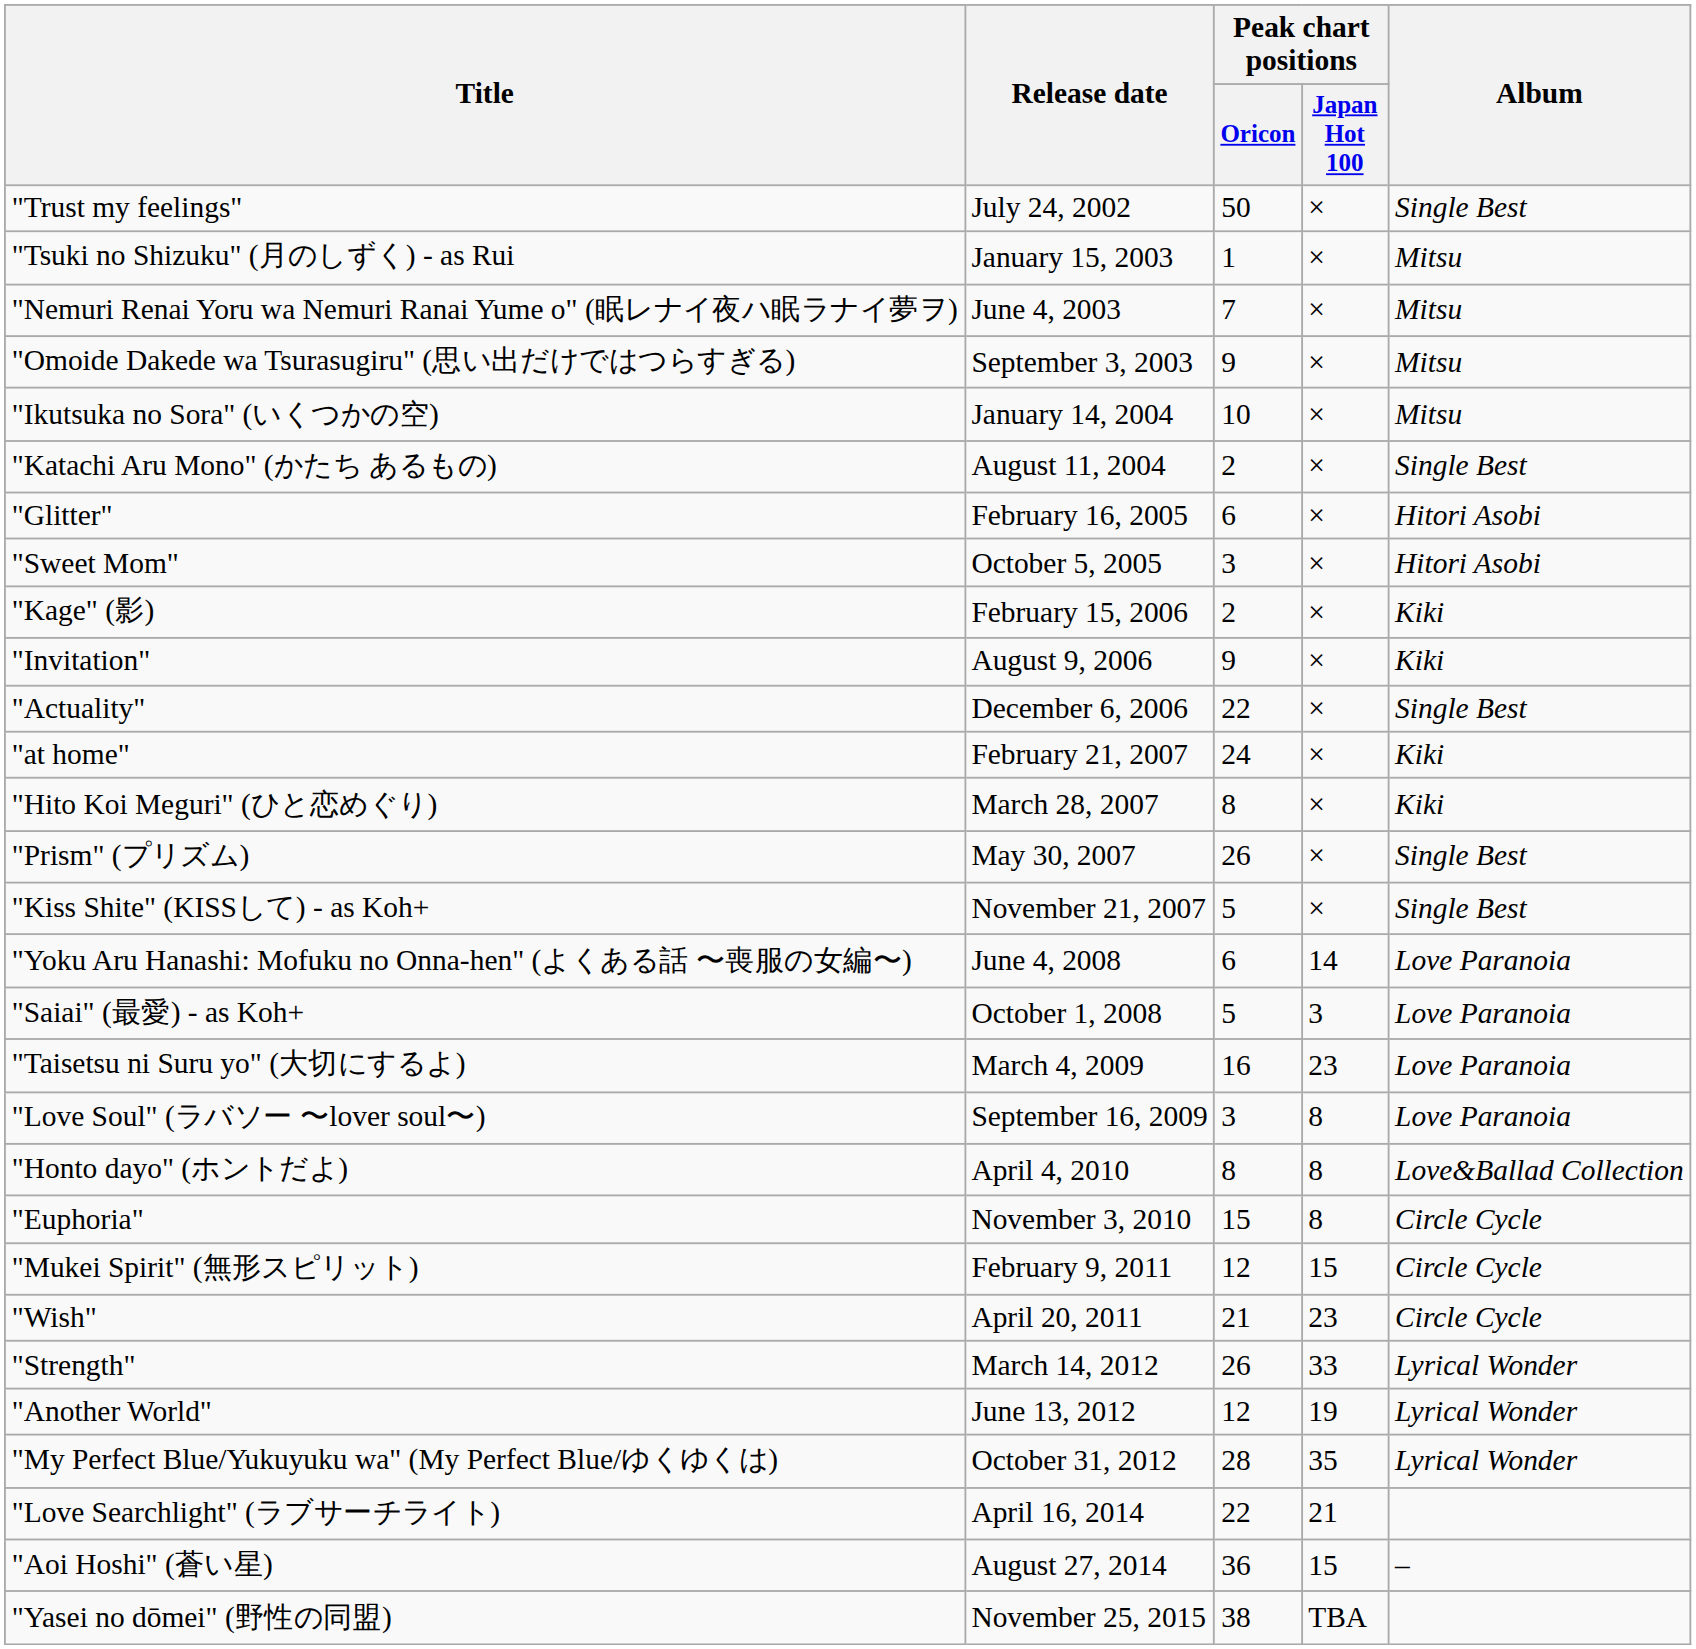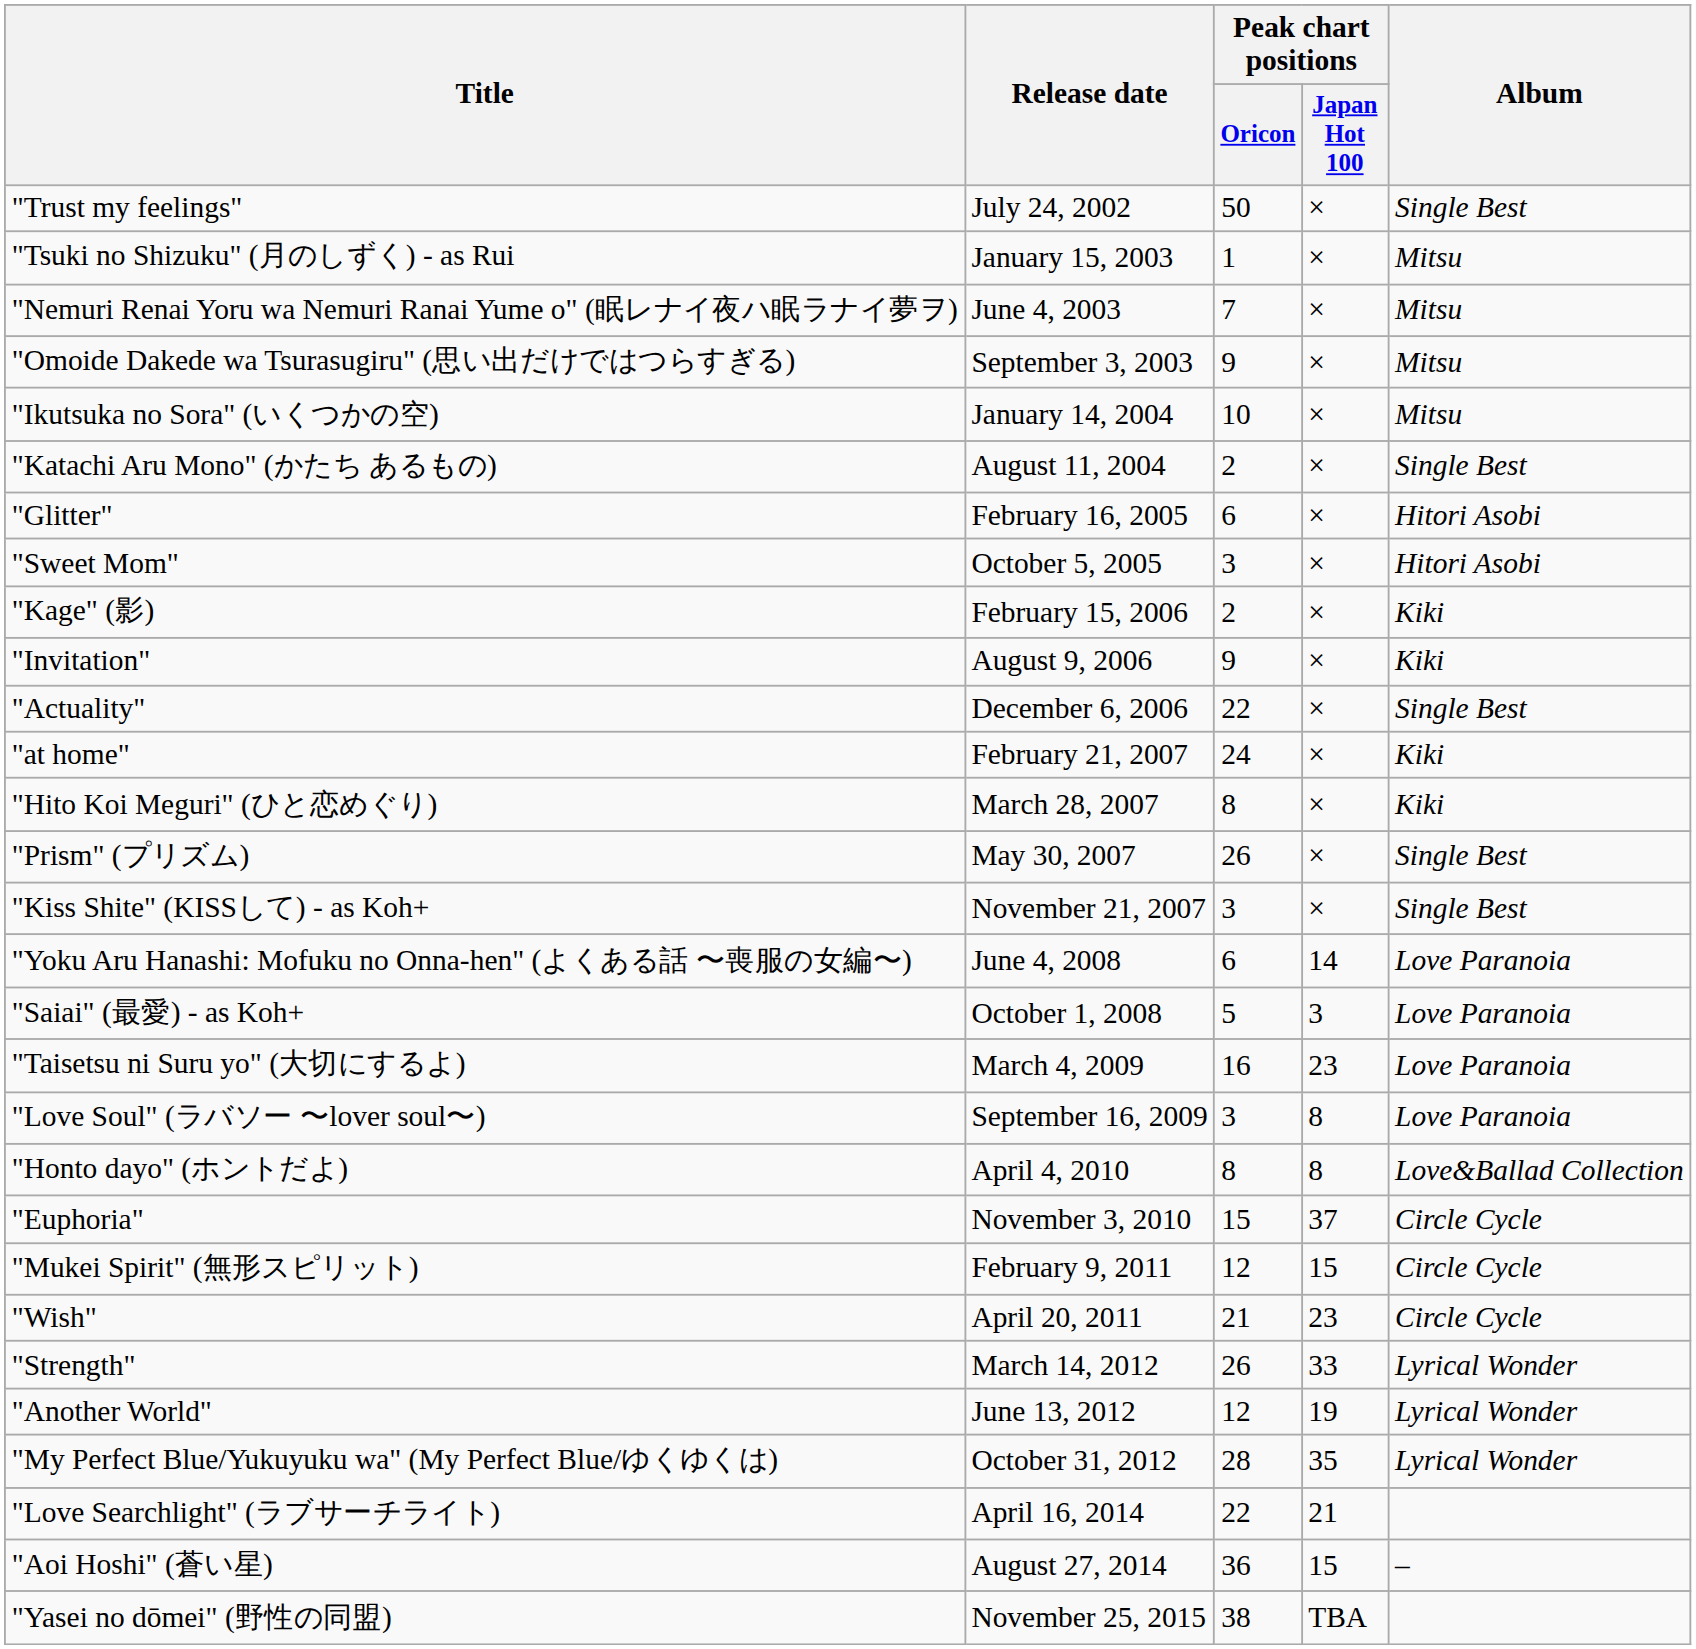(1229, 908) 5 -> (1229, 908) 3
(1316, 1218) 8 -> (1323, 1218) 37
